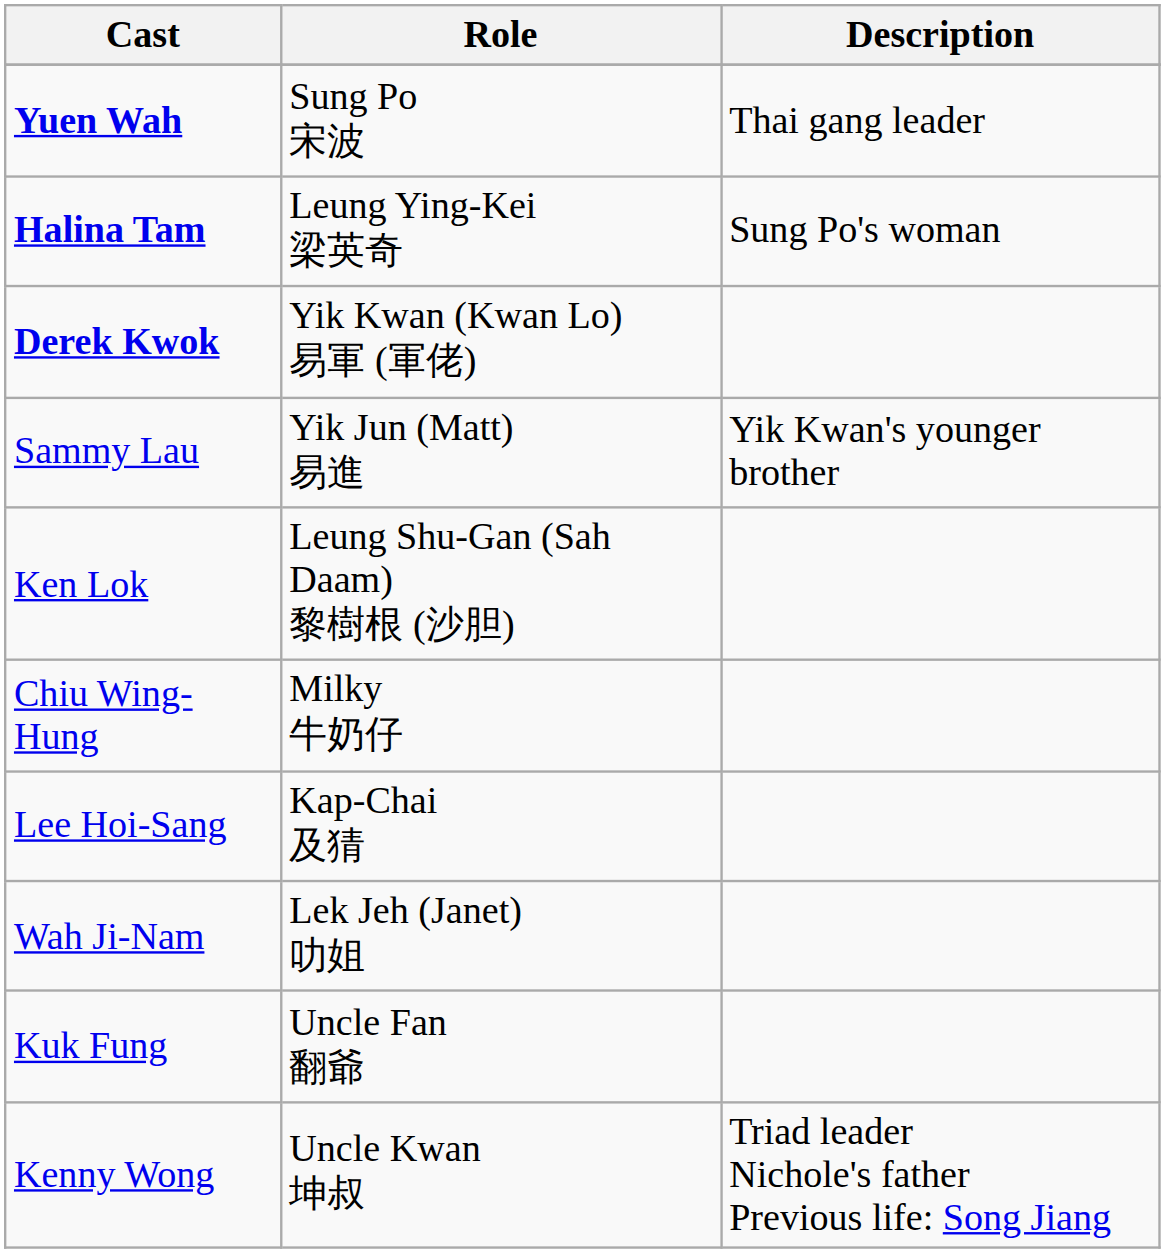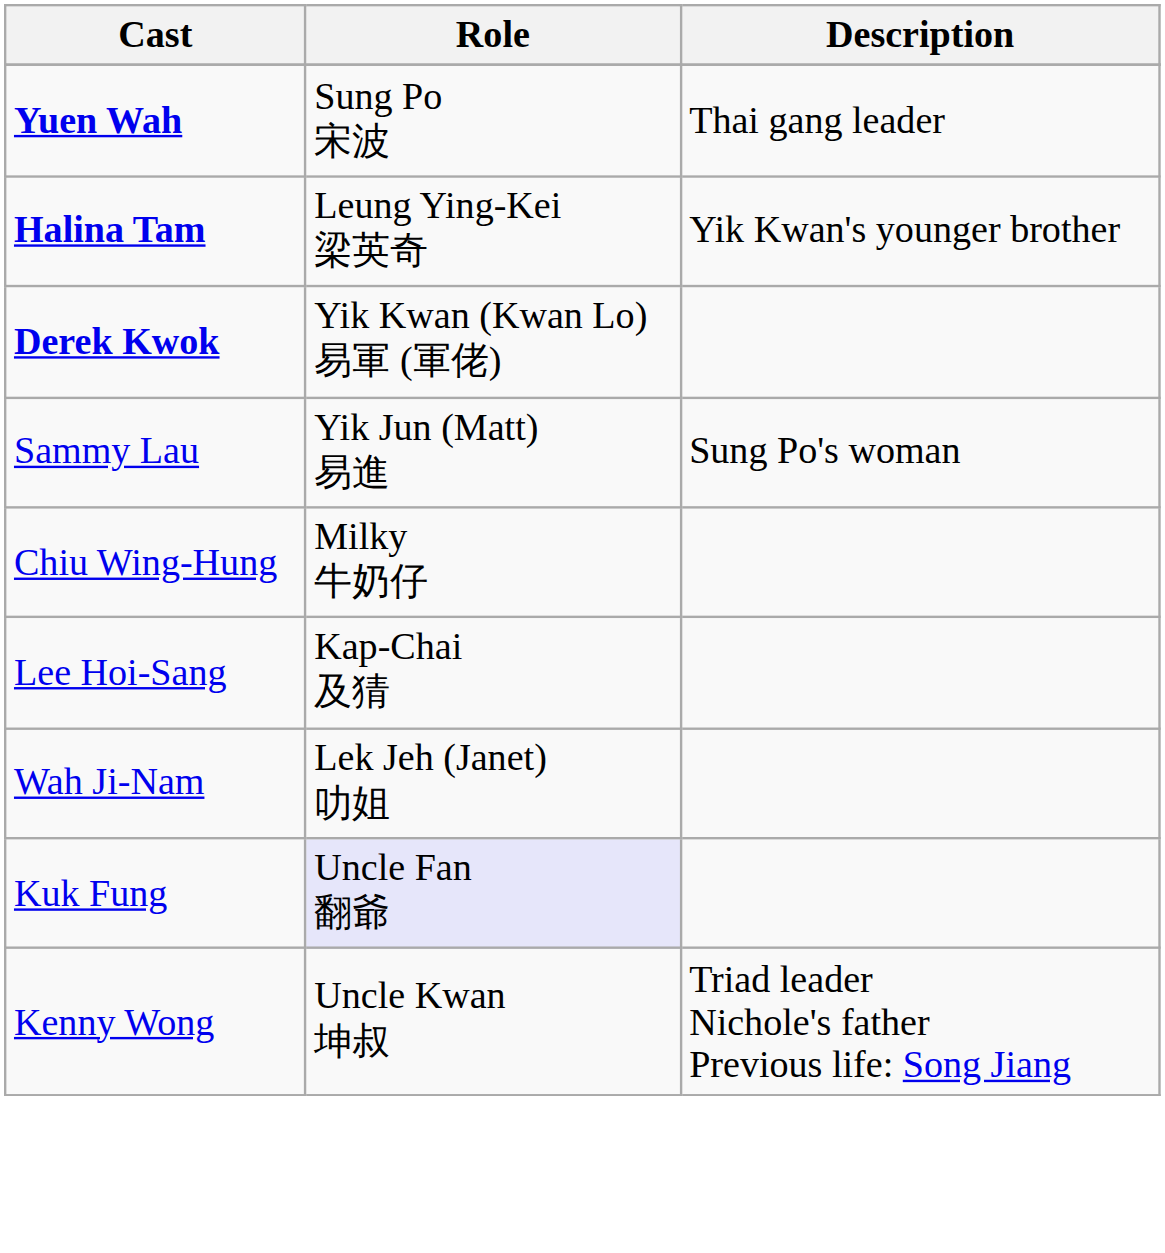(865, 230) Sung Po's woman -> (905, 230) Yik Kwan's younger brother
(885, 451) Yik Kwan's younger brother -> (825, 451) Sung Po's woman
- row: (81, 582)
(368, 1043) no background -> (393, 890) lavender background
